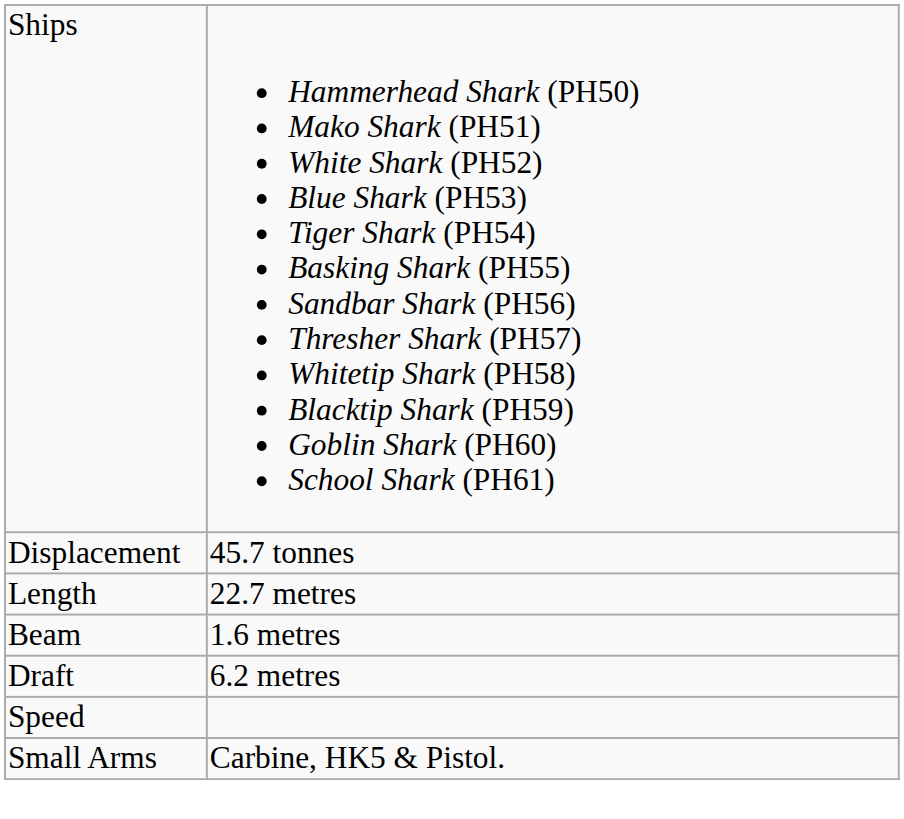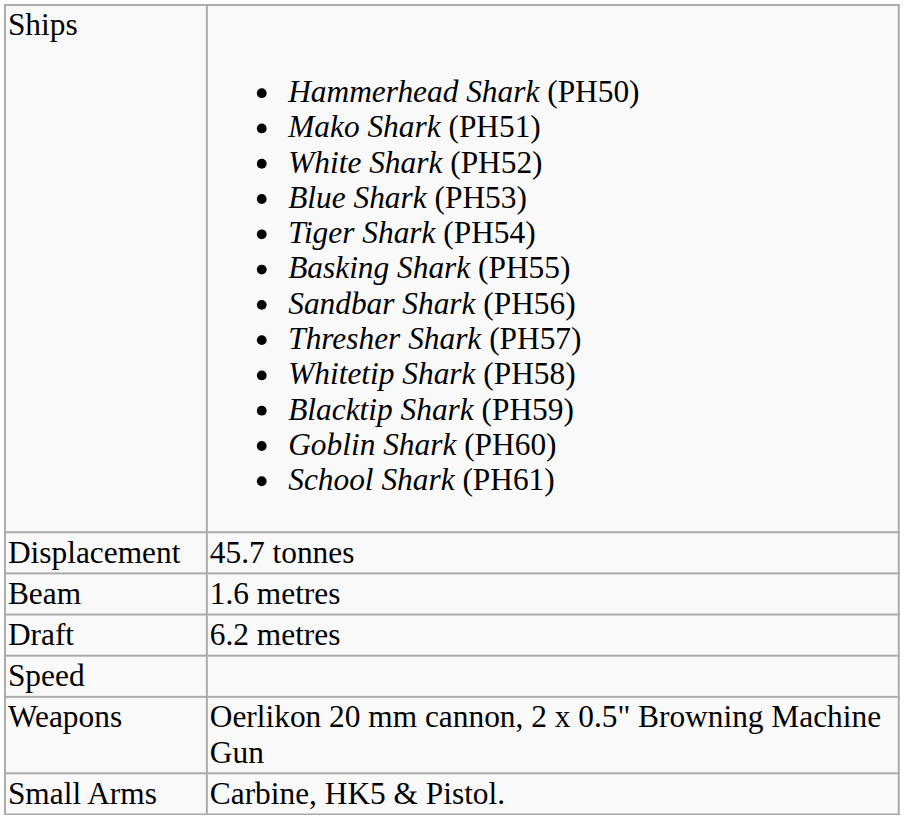- row: (52, 593)
+ row: (65, 716)
